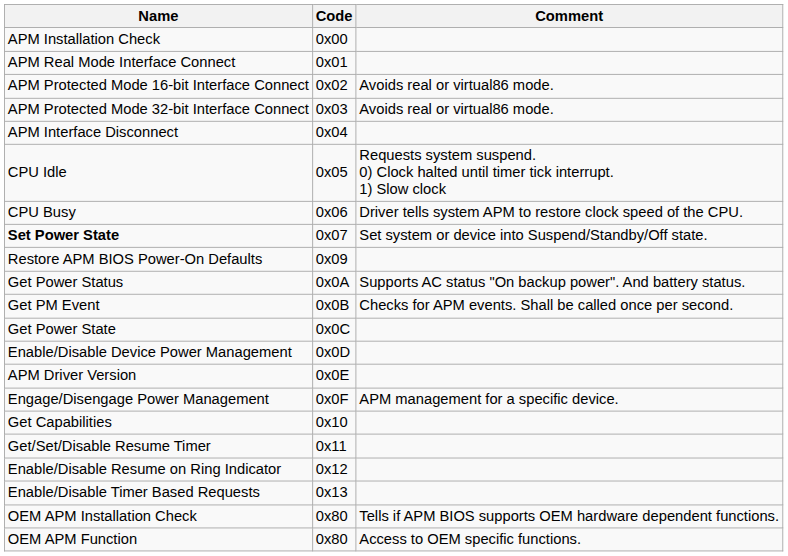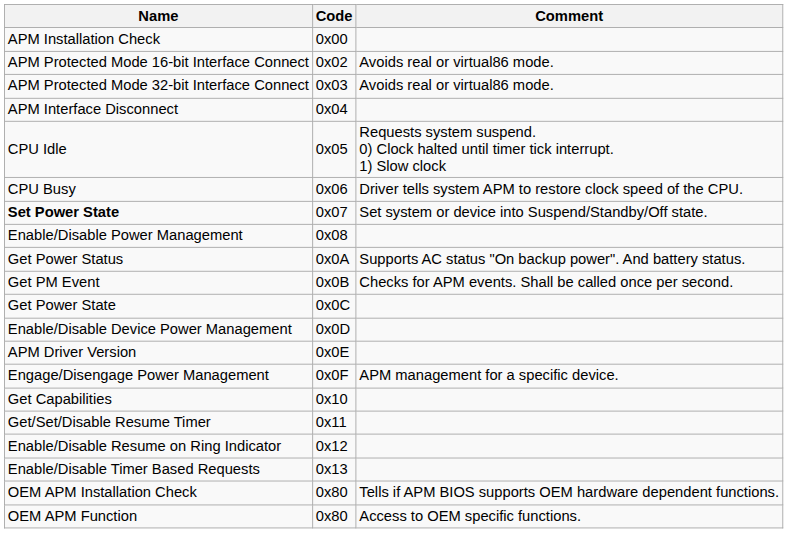- row: (122, 62)
+ row: (125, 236)
- row: (135, 259)
